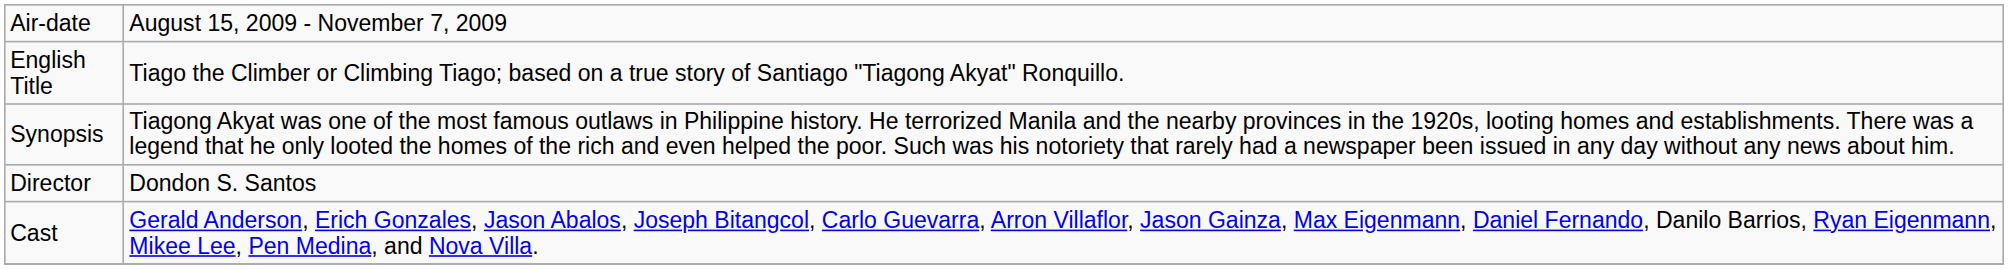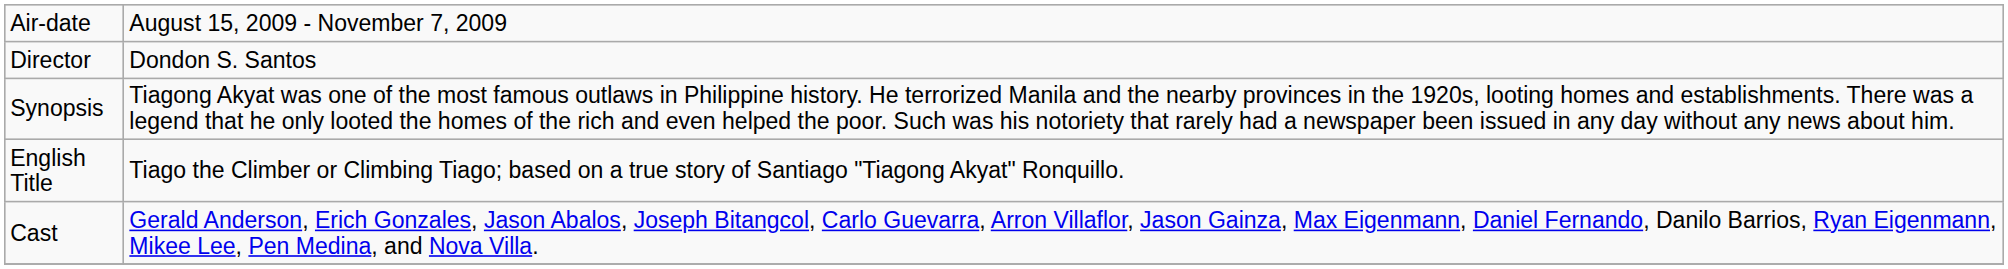rows swapped: (48, 73) <-> (51, 184)
